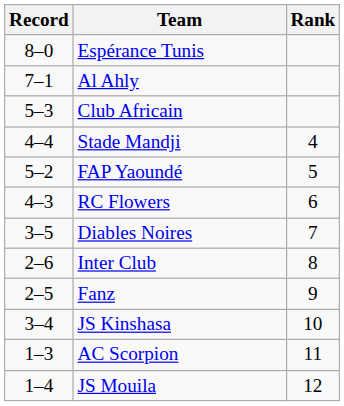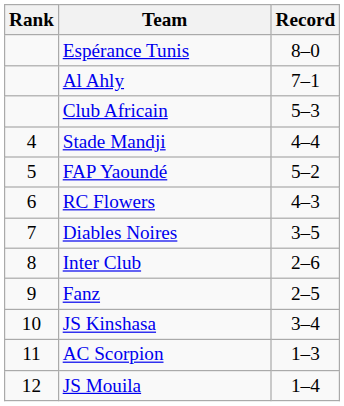columns swapped: (313, 19) <-> (39, 19)
